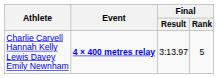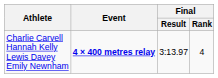(202, 52) 5 -> (202, 52) 4
